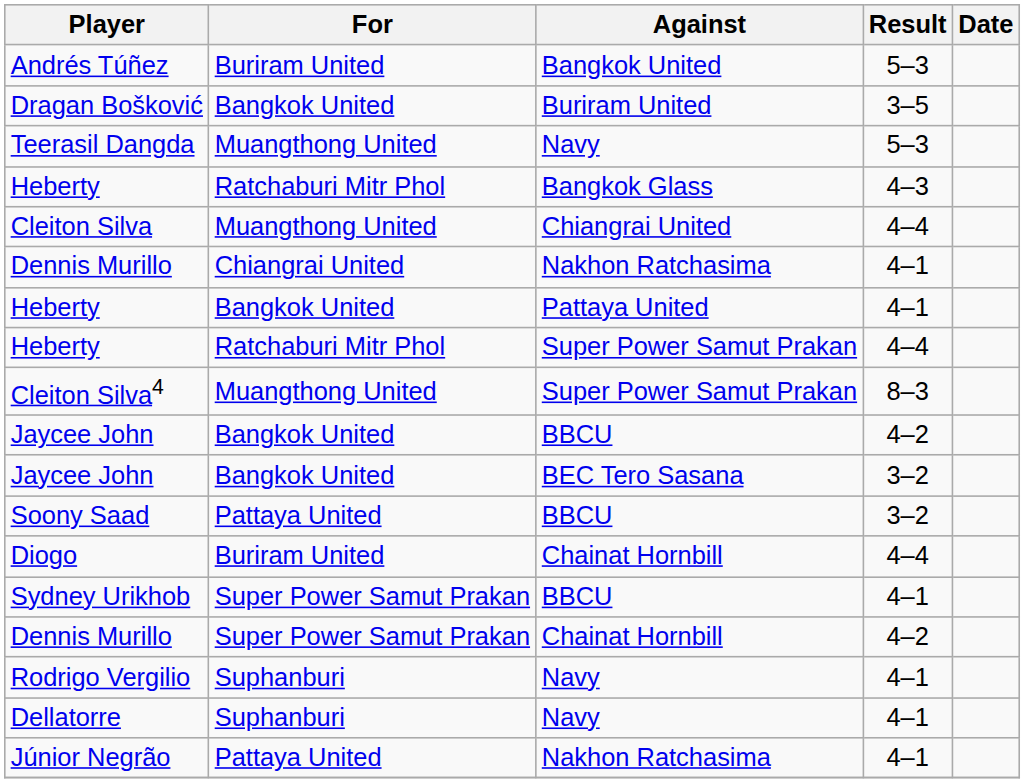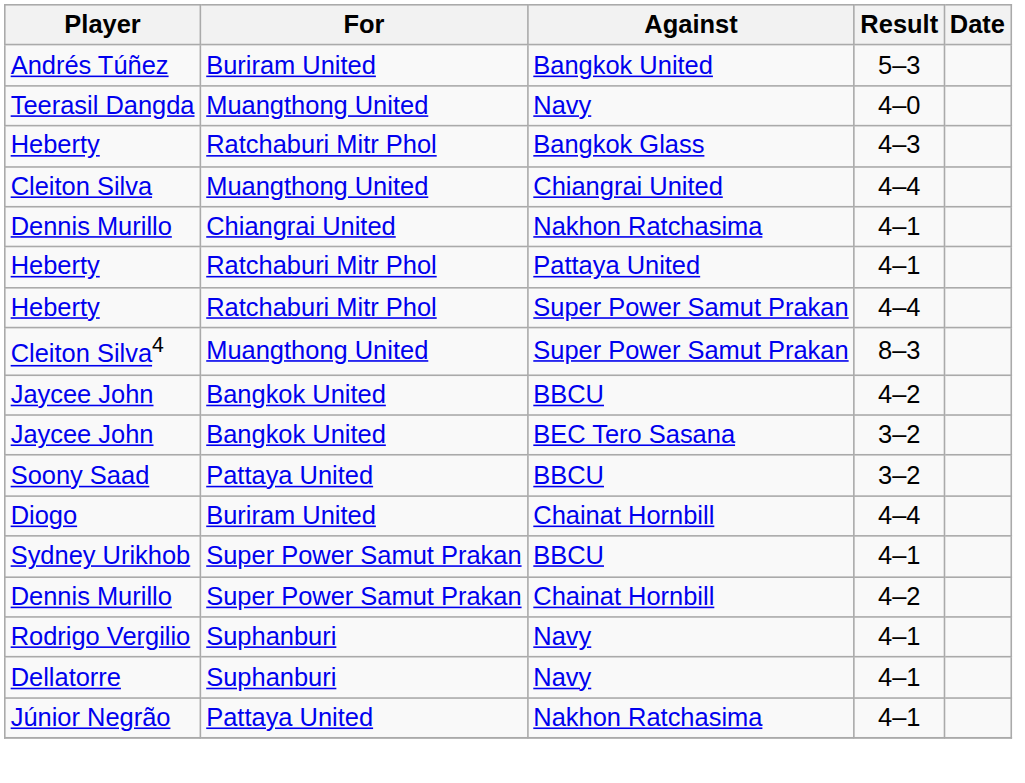- row: (107, 105)
(908, 145) 5–3 -> (899, 105) 4–0
(305, 307) Bangkok United -> (321, 266) Ratchaburi Mitr Phol
